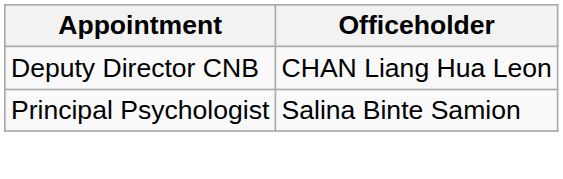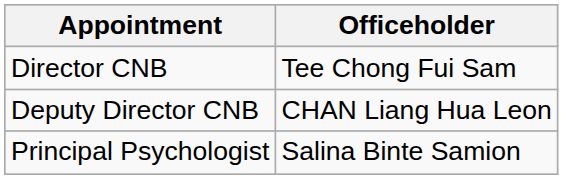+ row: (89, 67)
